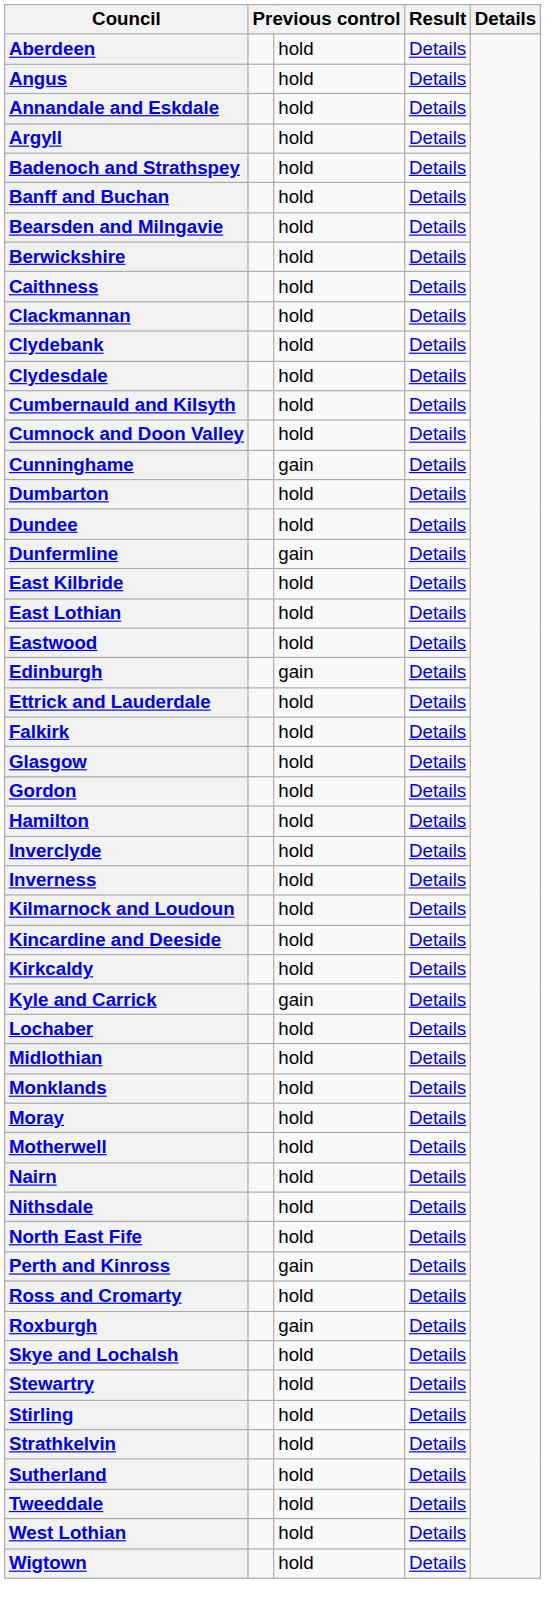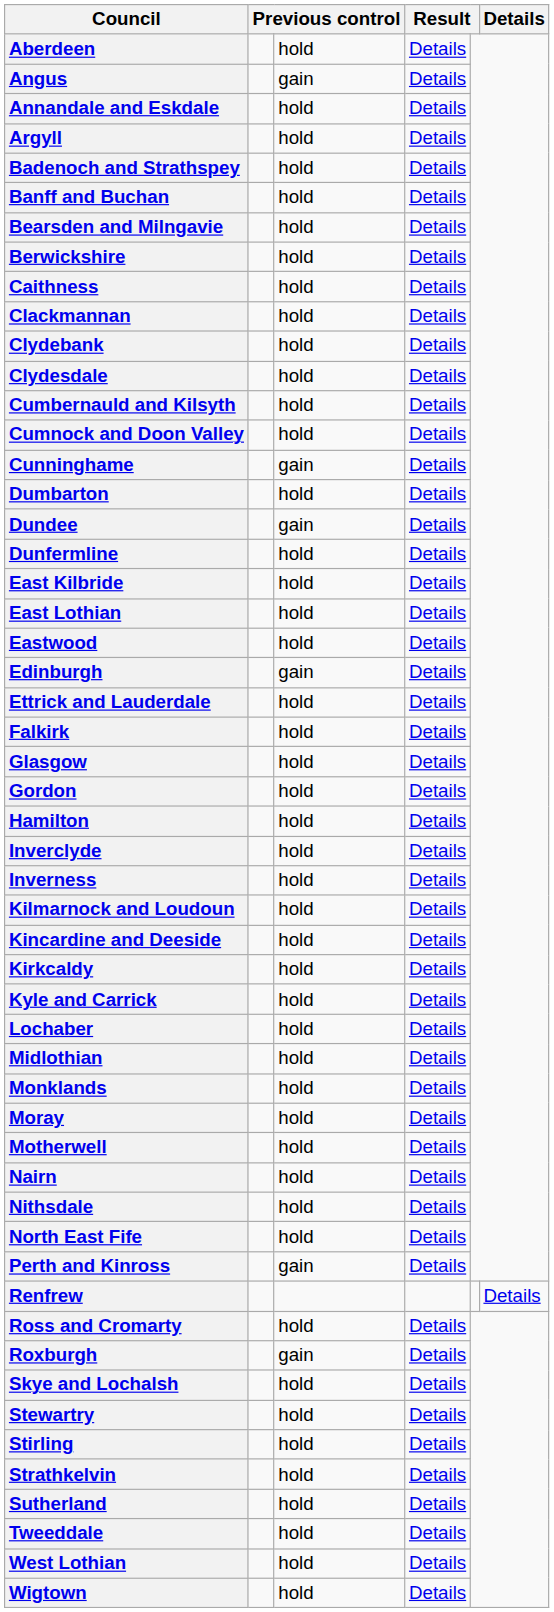(296, 78) hold -> (296, 78) gain
(296, 524) hold -> (296, 524) gain
(296, 553) gain -> (296, 553) hold
(296, 999) gain -> (296, 999) hold
+ row: (46, 1295)
